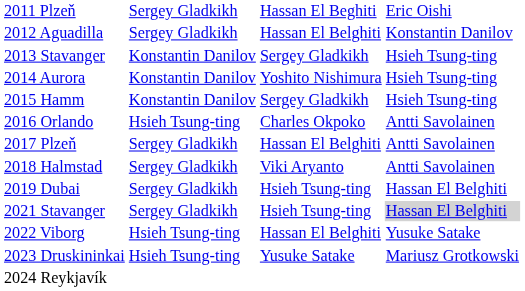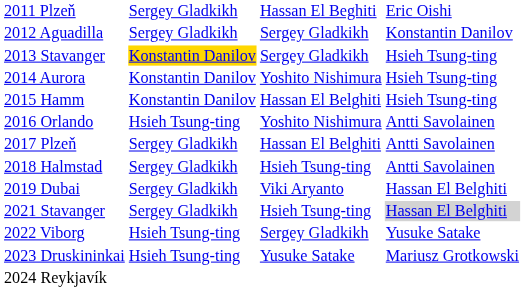(320, 33) Hassan El Belghiti -> (314, 33) Sergey Gladkikh
(192, 55) no background -> (192, 55) gold background
(314, 99) Sergey Gladkikh -> (320, 99) Hassan El Belghiti
(313, 122) Charles Okpoko -> (321, 122) Yoshito Nishimura
(302, 166) Viki Aryanto -> (315, 166) Hsieh Tsung-ting
(315, 188) Hsieh Tsung-ting -> (302, 188) Viki Aryanto
(320, 233) Hassan El Belghiti -> (314, 233) Sergey Gladkikh
